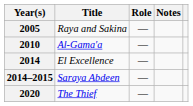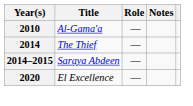- row: (30, 28)
(85, 61) El Excellence -> (77, 45) The Thief
(77, 93) The Thief -> (85, 77) El Excellence
